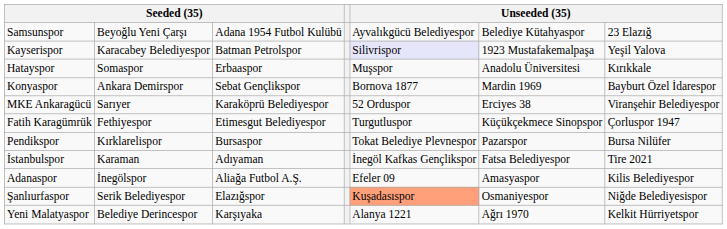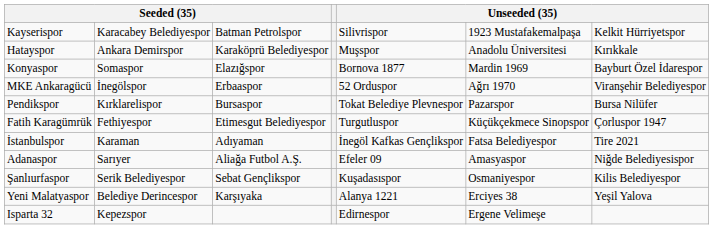- row: (35, 31)
(377, 50) lavender background -> (363, 31) no background
(637, 50) Yeşil Yalova -> (639, 31) Kelkit Hürriyetspor
(120, 68) Somaspor -> (140, 50) Ankara Demirspor
(239, 68) Erbaaspor -> (272, 50) Karaköprü Belediyespor
(140, 86) Ankara Demirspor -> (120, 68) Somaspor
(258, 86) Sebat Gençlikspor -> (240, 68) Elazığspor
(114, 104) Sarıyer -> (122, 86) İnegölspor
(272, 104) Karaköprü Belediyespor -> (239, 86) Erbaaspor
(506, 104) Erciyes 38 -> (492, 86) Ağrı 1970
rows swapped: (49, 123) <-> (33, 141)
(122, 178) İnegölspor -> (114, 159) Sarıyer
(651, 178) Kilis Belediyespor -> (644, 159) Niğde Belediyesispor
(240, 196) Elazığspor -> (258, 178) Sebat Gençlikspor
(383, 196) lightsalmon background -> (370, 178) no background
(657, 196) Niğde Belediyesispor -> (637, 178) Kilis Belediyespor
(505, 214) Ağrı 1970 -> (493, 196) Erciyes 38
(653, 214) Kelkit Hürriyetspor -> (623, 196) Yeşil Yalova
+ row: (30, 214)
